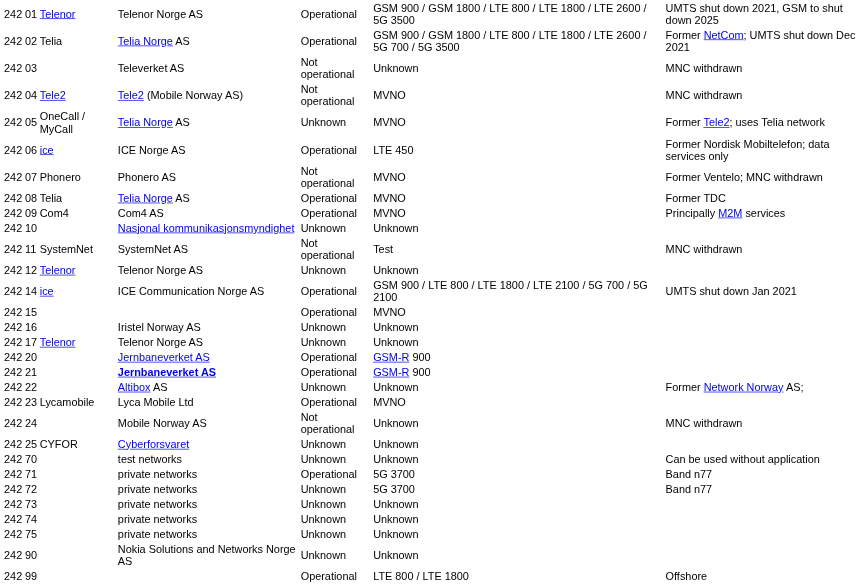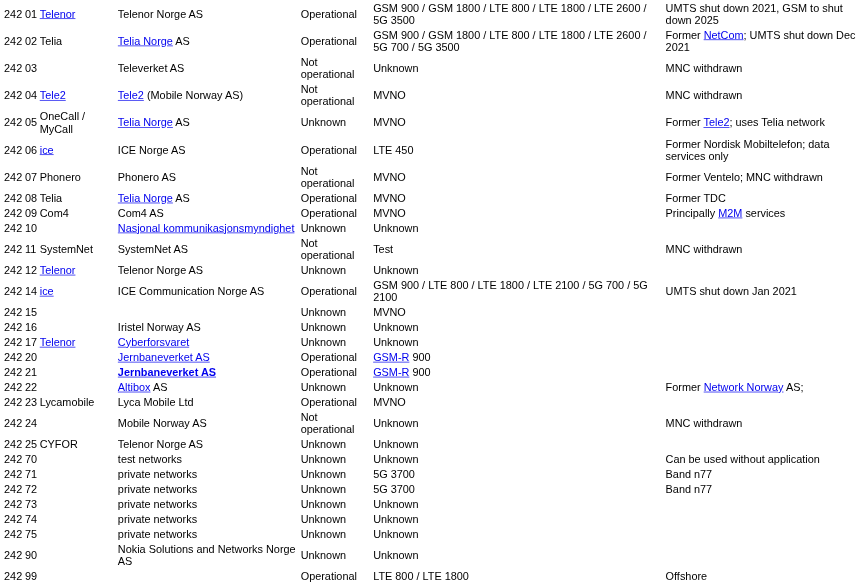(329, 312) Operational -> (323, 312) Unknown
(160, 342) Telenor Norge AS -> (154, 342) Cyberforsvaret
(154, 444) Cyberforsvaret -> (160, 444) Telenor Norge AS
(329, 474) Operational -> (323, 474) Unknown
